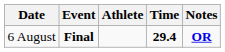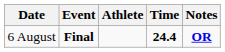(164, 36) 29.4 -> (164, 36) 24.4
